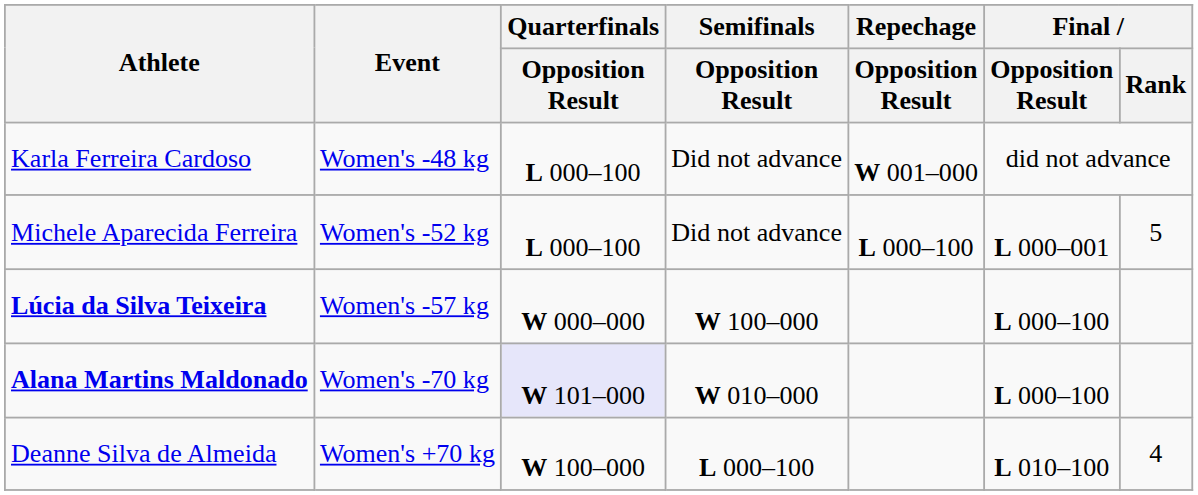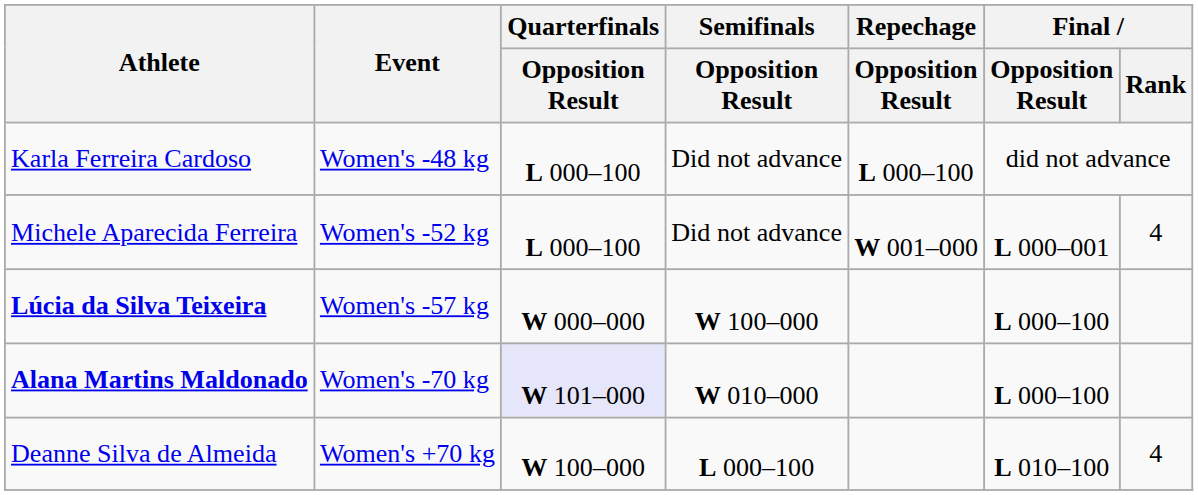(916, 173) W 001–000 -> (916, 173) L 000–100
(916, 247) L 000–100 -> (916, 247) W 001–000
(1156, 232) 5 -> (1156, 232) 4
